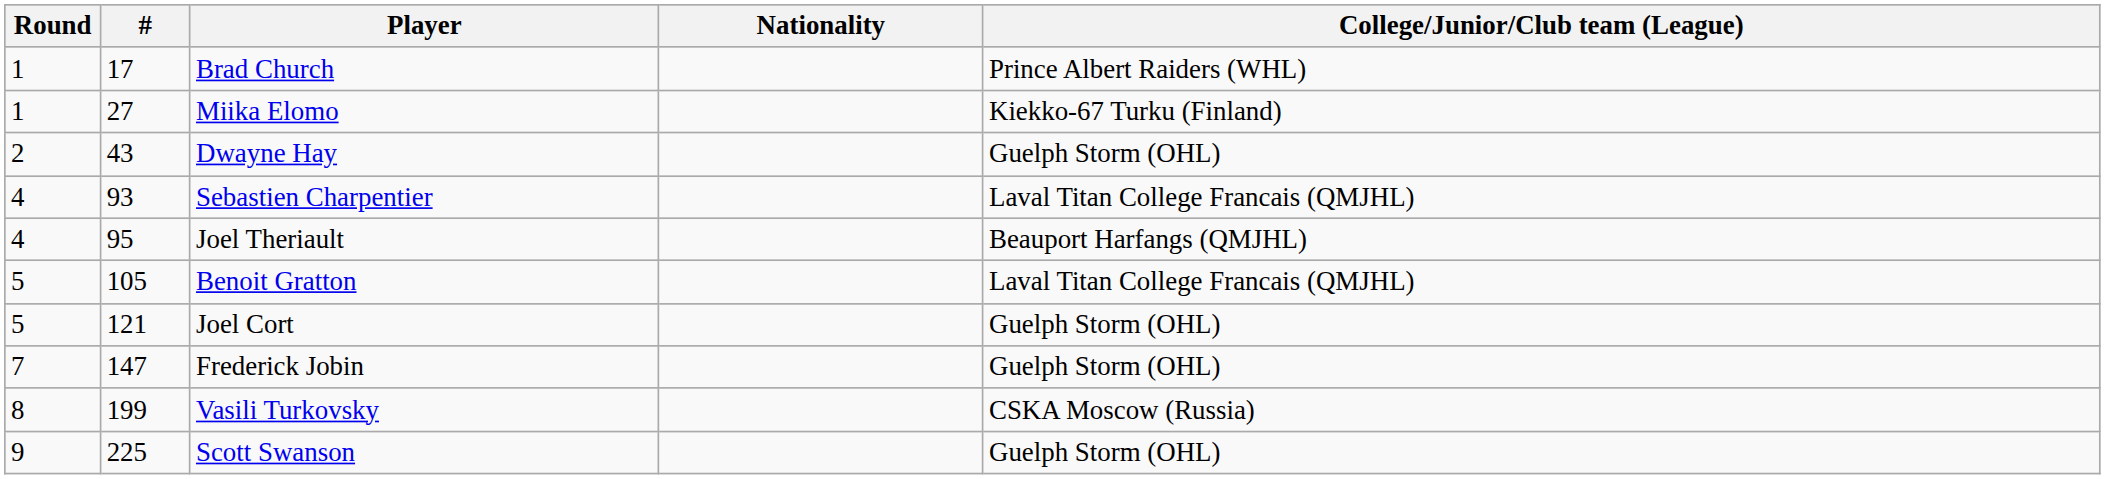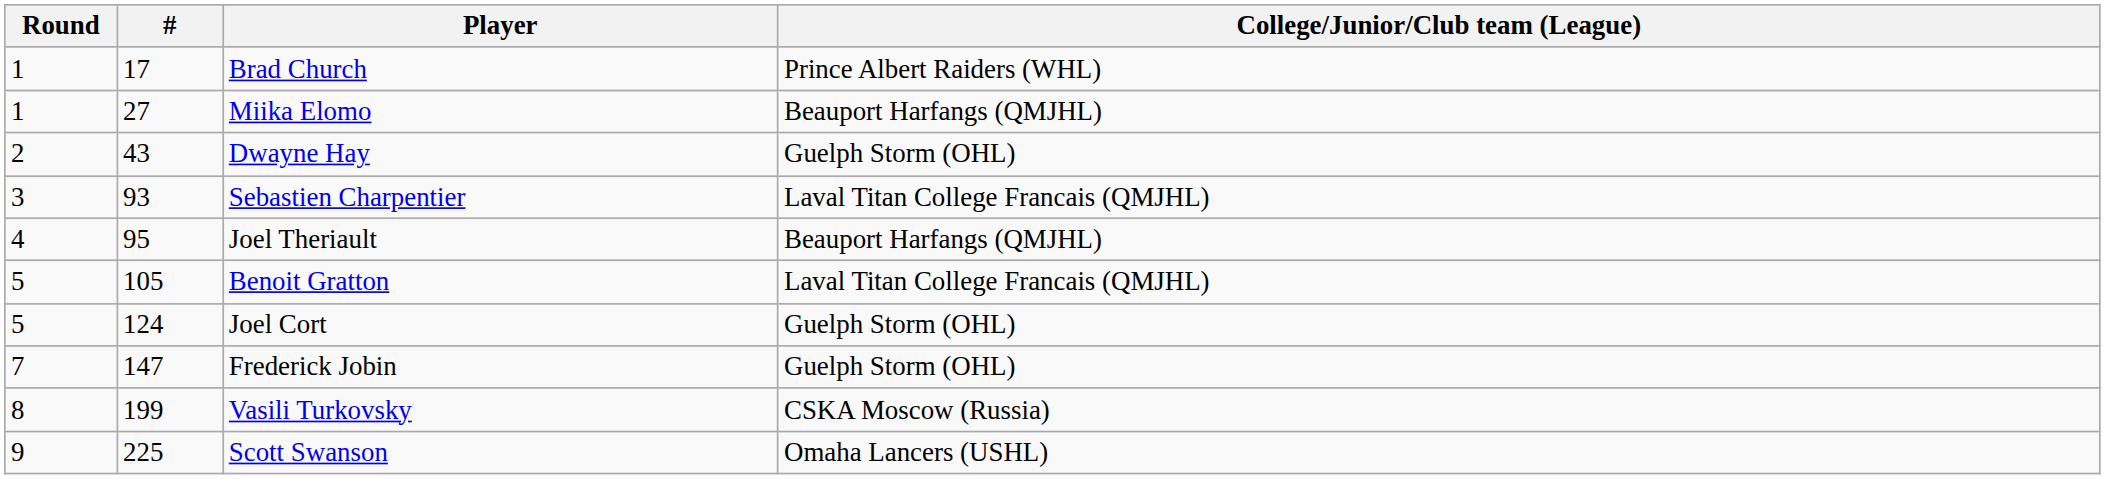- column: (821, 25)
(1135, 111) Kiekko-67 Turku (Finland) -> (943, 111) Beauport Harfangs (QMJHL)
(18, 196) 4 -> (18, 196) 3
(127, 324) 121 -> (143, 324) 124
(1105, 452) Guelph Storm (OHL) -> (916, 452) Omaha Lancers (USHL)
